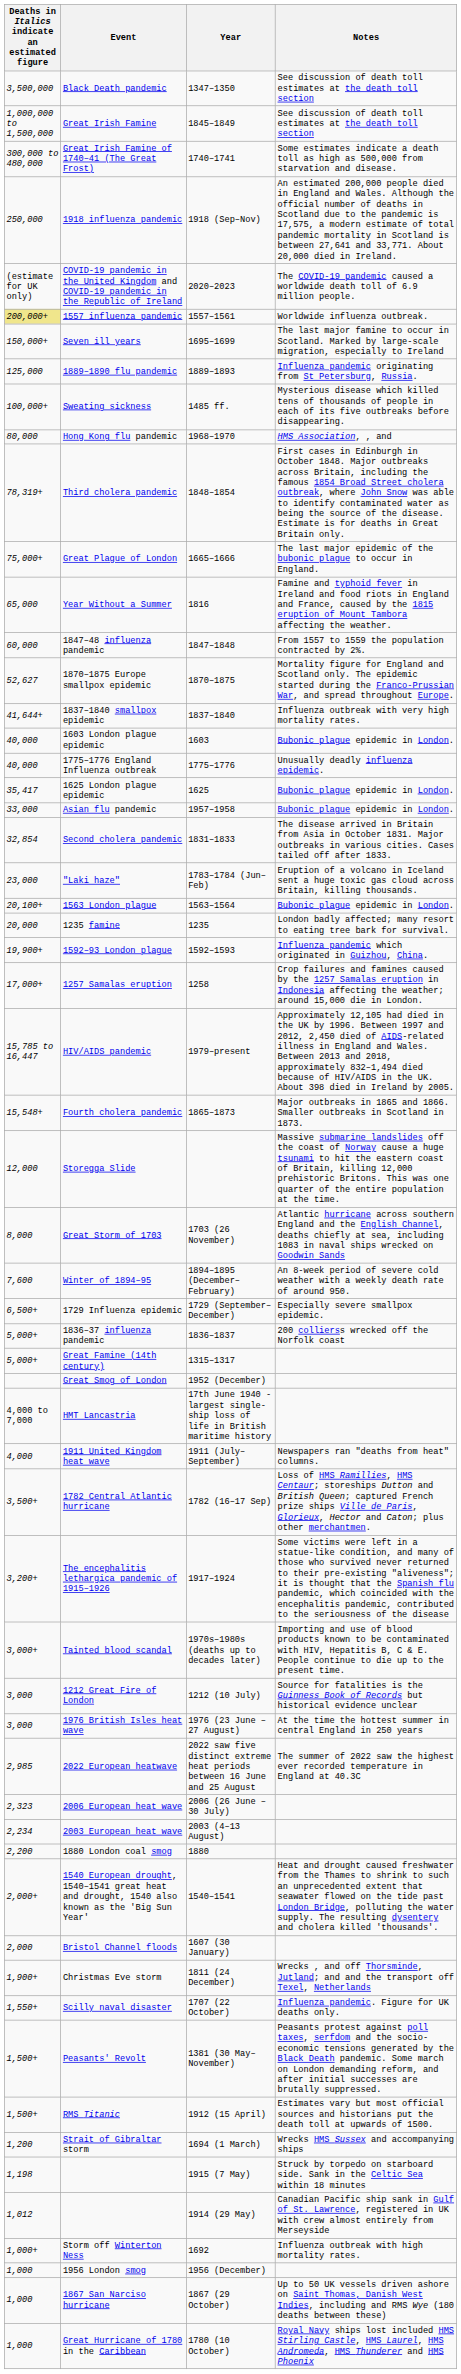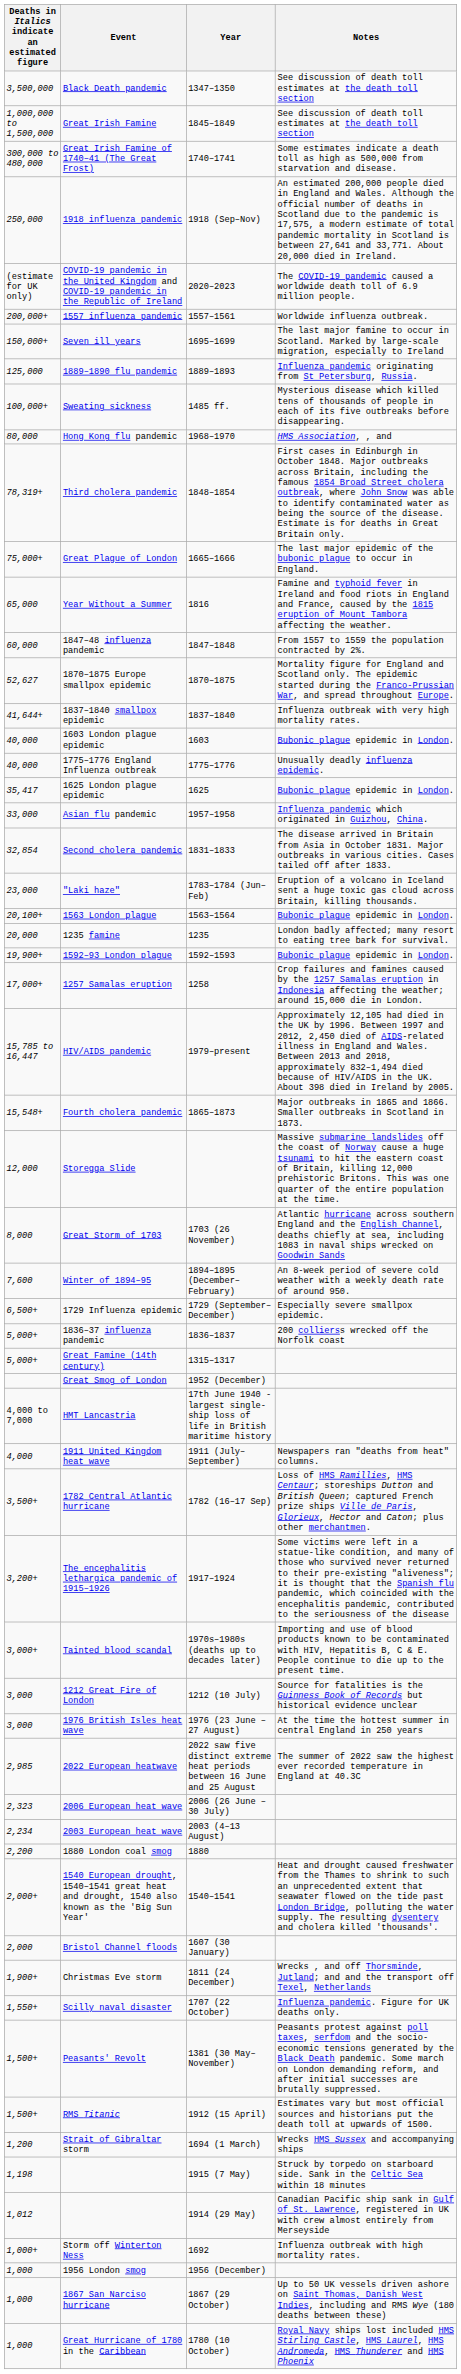(27, 316) khaki background -> (27, 316) no background
(366, 810) Bubonic plague epidemic in London. -> (353, 815) Influenza pandemic which originated in Guizhou, China.
(353, 950) Influenza pandemic which originated in Guizhou, China. -> (366, 955) Bubonic plague epidemic in London.
